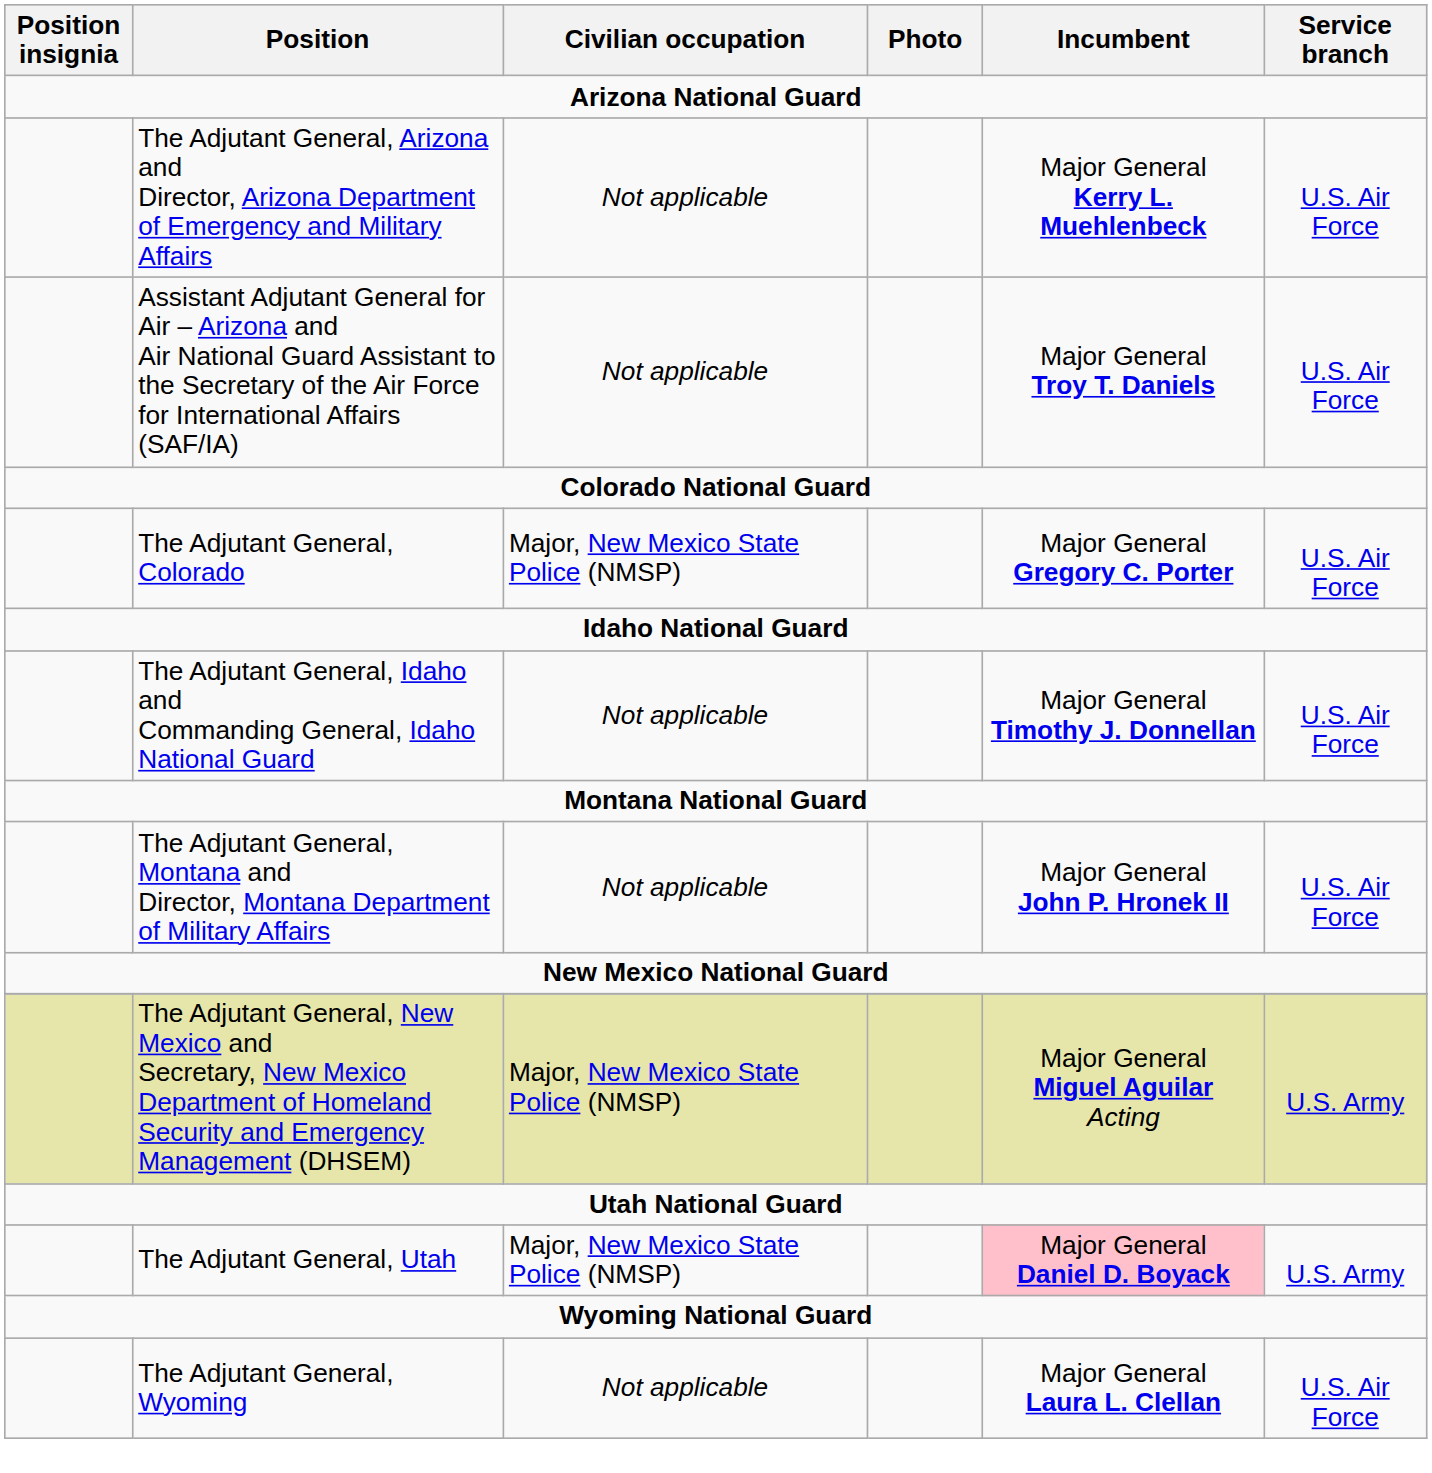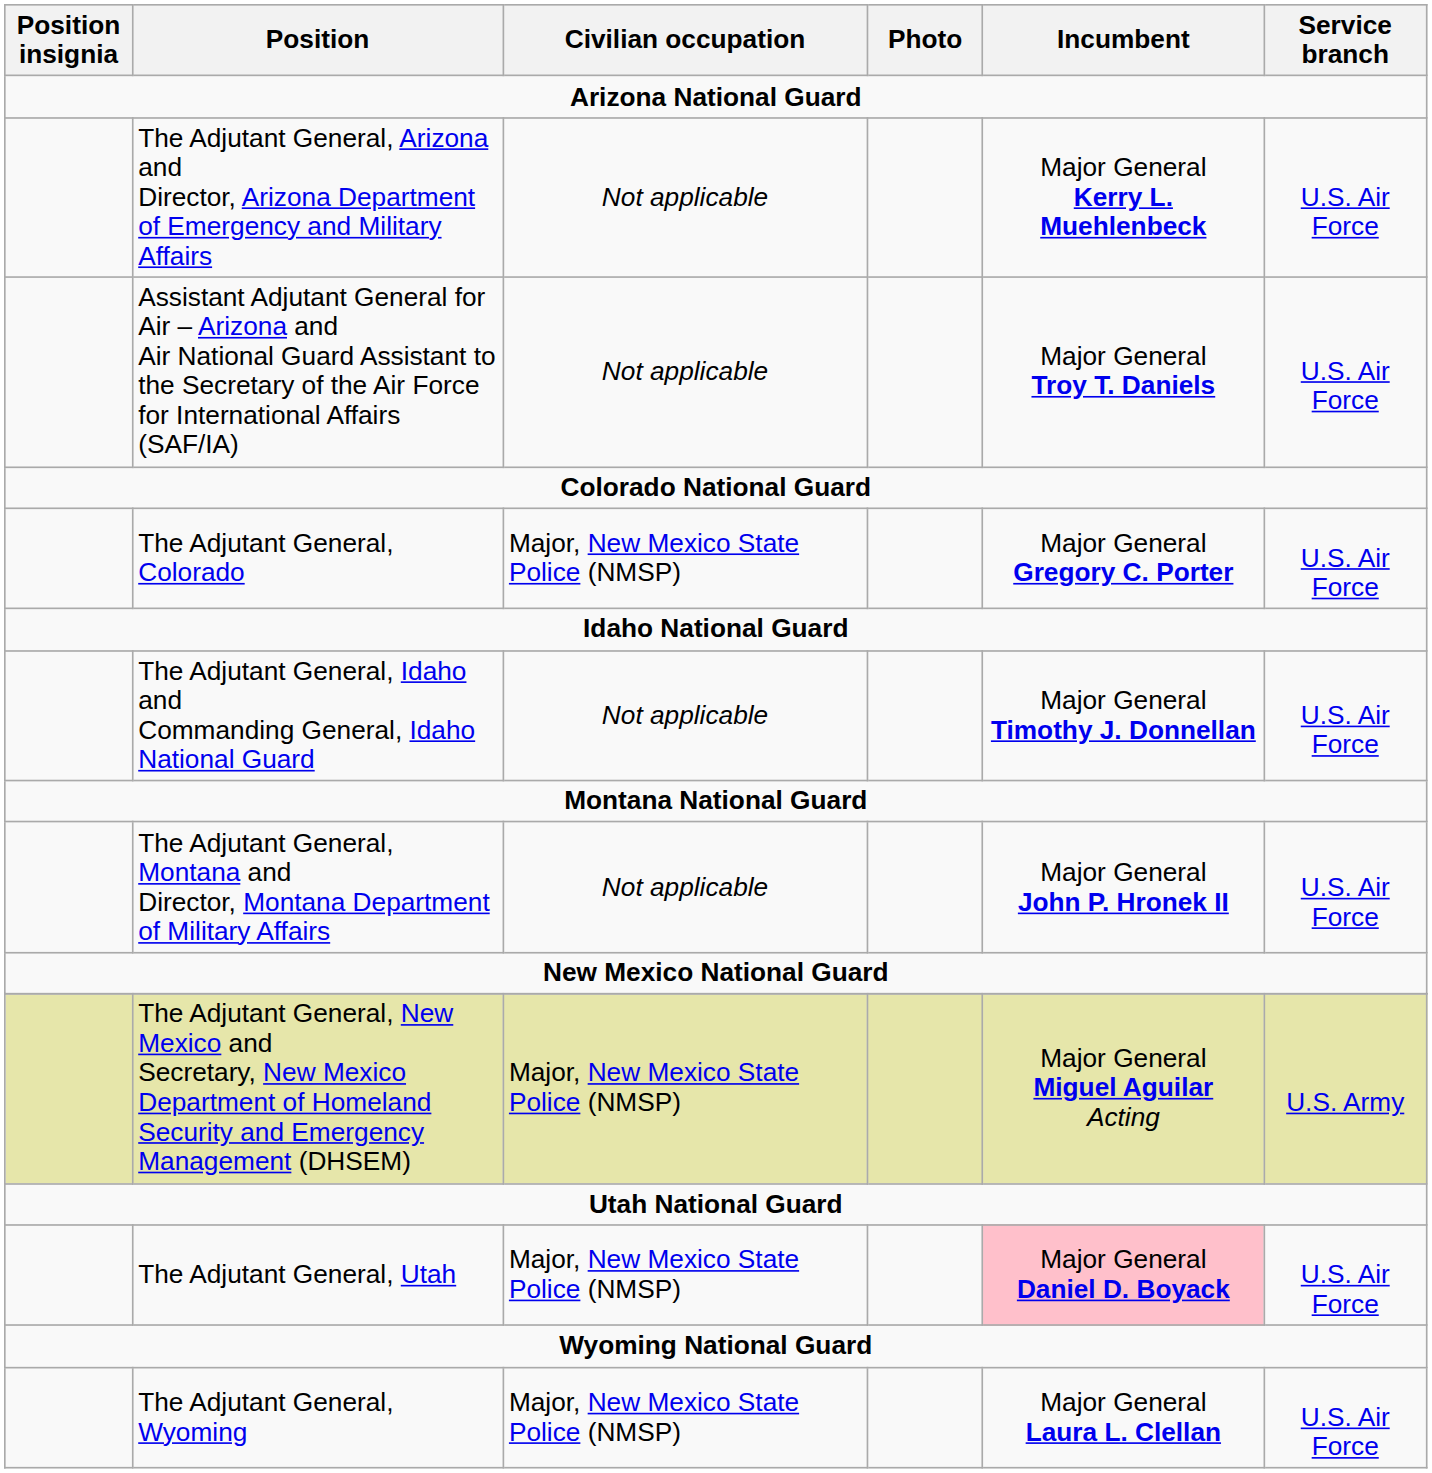(1345, 1274) U.S. Army -> (1345, 1289) U.S. Air Force
(685, 1387) Not applicable -> (654, 1417) Major, New Mexico State Police (NMSP)
